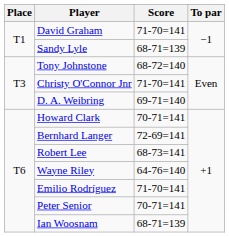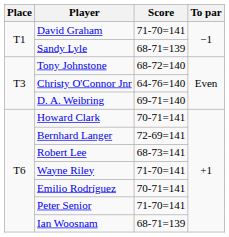(161, 83) 71-70=141 -> (161, 83) 64-76=140
(161, 170) 64-76=140 -> (161, 170) 71-70=141
(161, 188) 71-70=141 -> (161, 188) 70-71=141
(161, 205) 70-71=141 -> (161, 205) 71-70=141
